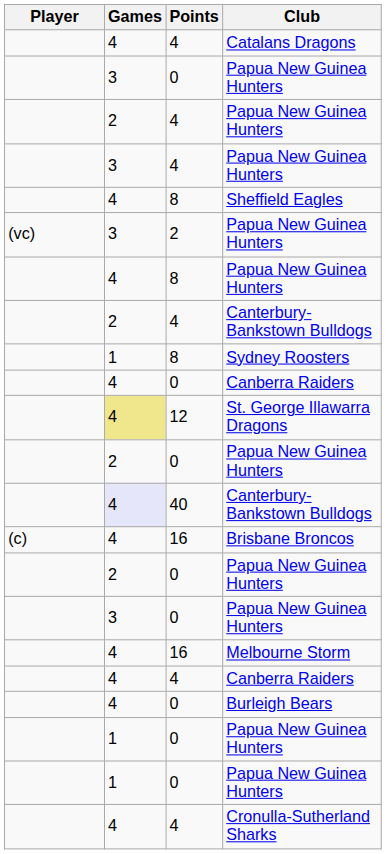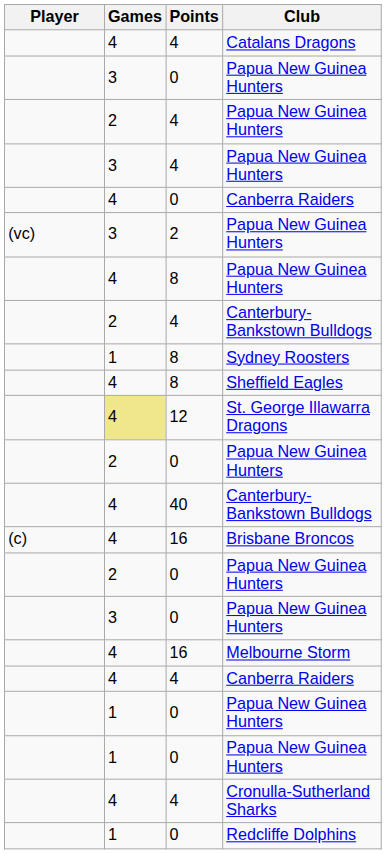rows swapped: (174, 382) <-> (174, 199)
(113, 505) lavender background -> (113, 505) no background
- row: (174, 704)
+ row: (174, 835)
